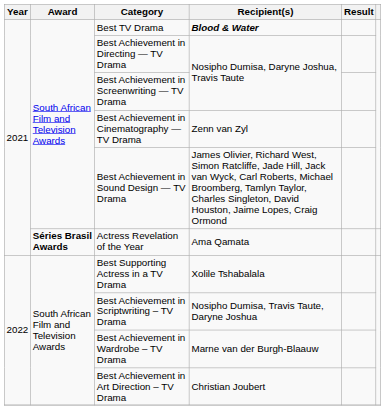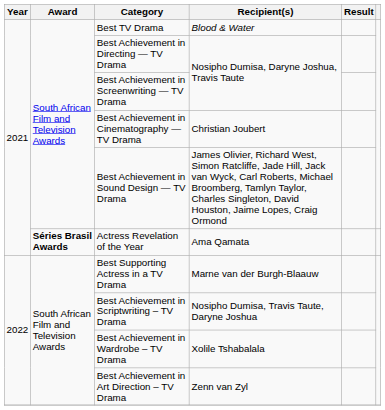(225, 27) bold -> (223, 27) normal
(220, 129) Zenn van Zyl -> (228, 129) Christian Joubert
(228, 274) Xolile Tshabalala -> (255, 274) Marne van der Burgh-Blaauw
(255, 349) Marne van der Burgh-Blaauw -> (228, 349) Xolile Tshabalala
(228, 386) Christian Joubert -> (220, 386) Zenn van Zyl
